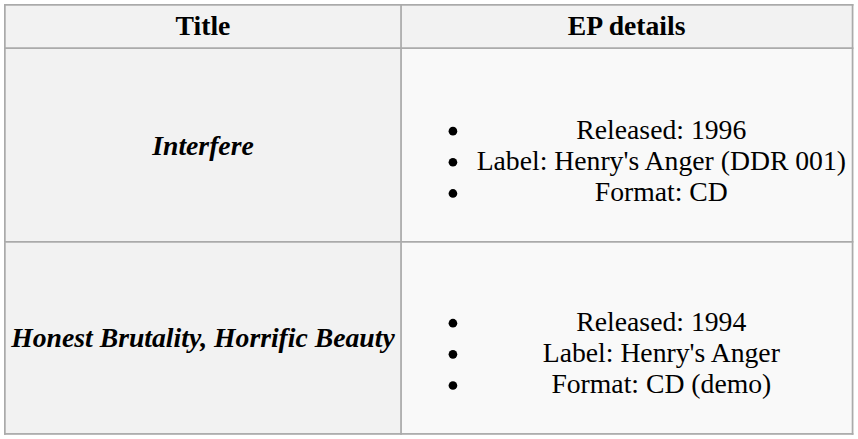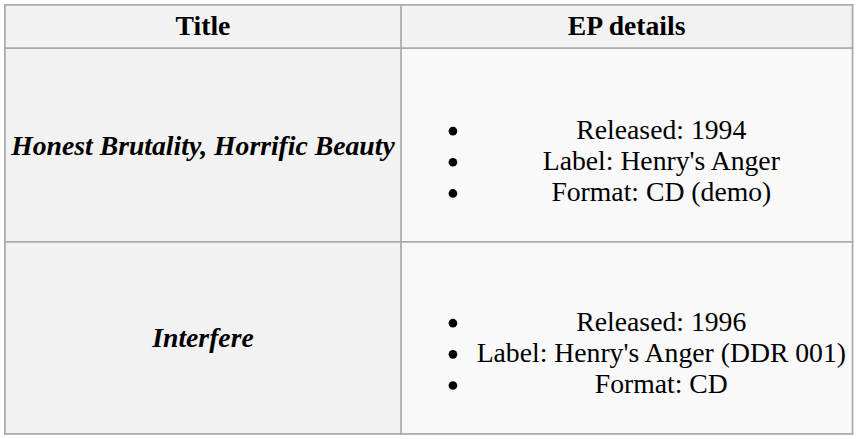rows swapped: (203, 337) <-> (203, 144)
